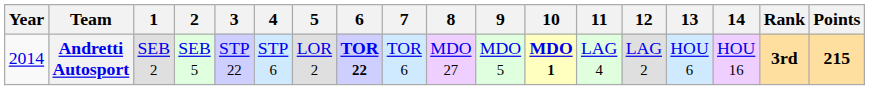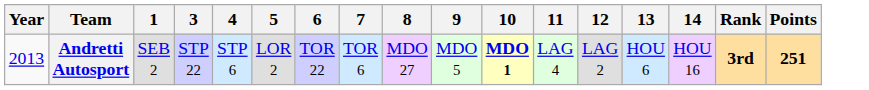- column: (194, 19)
(26, 59) 2014 -> (26, 59) 2013
(359, 59) bold -> (317, 59) normal
(837, 59) 215 -> (793, 59) 251
